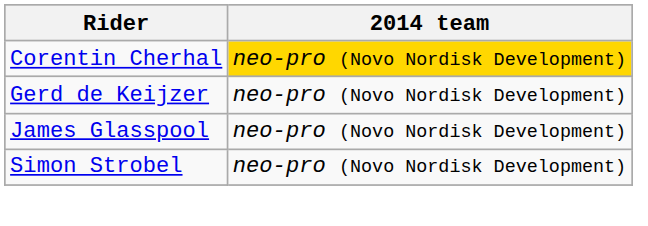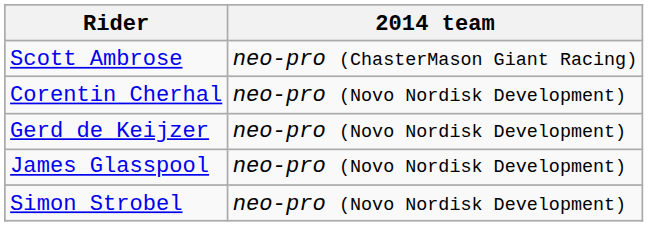+ row: (96, 59)
(430, 59) gold background -> (430, 95) no background
